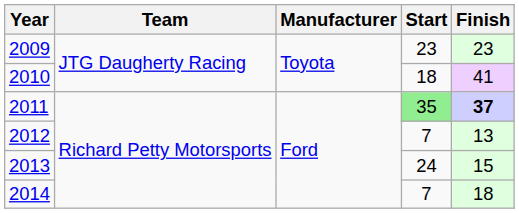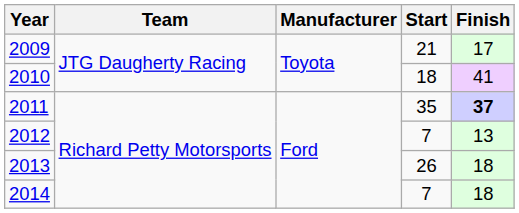(426, 49) 23 -> (426, 49) 21
(483, 49) 23 -> (483, 49) 17
(426, 107) lightgreen background -> (426, 107) no background
(426, 165) 24 -> (426, 165) 26
(483, 165) 15 -> (483, 165) 18
